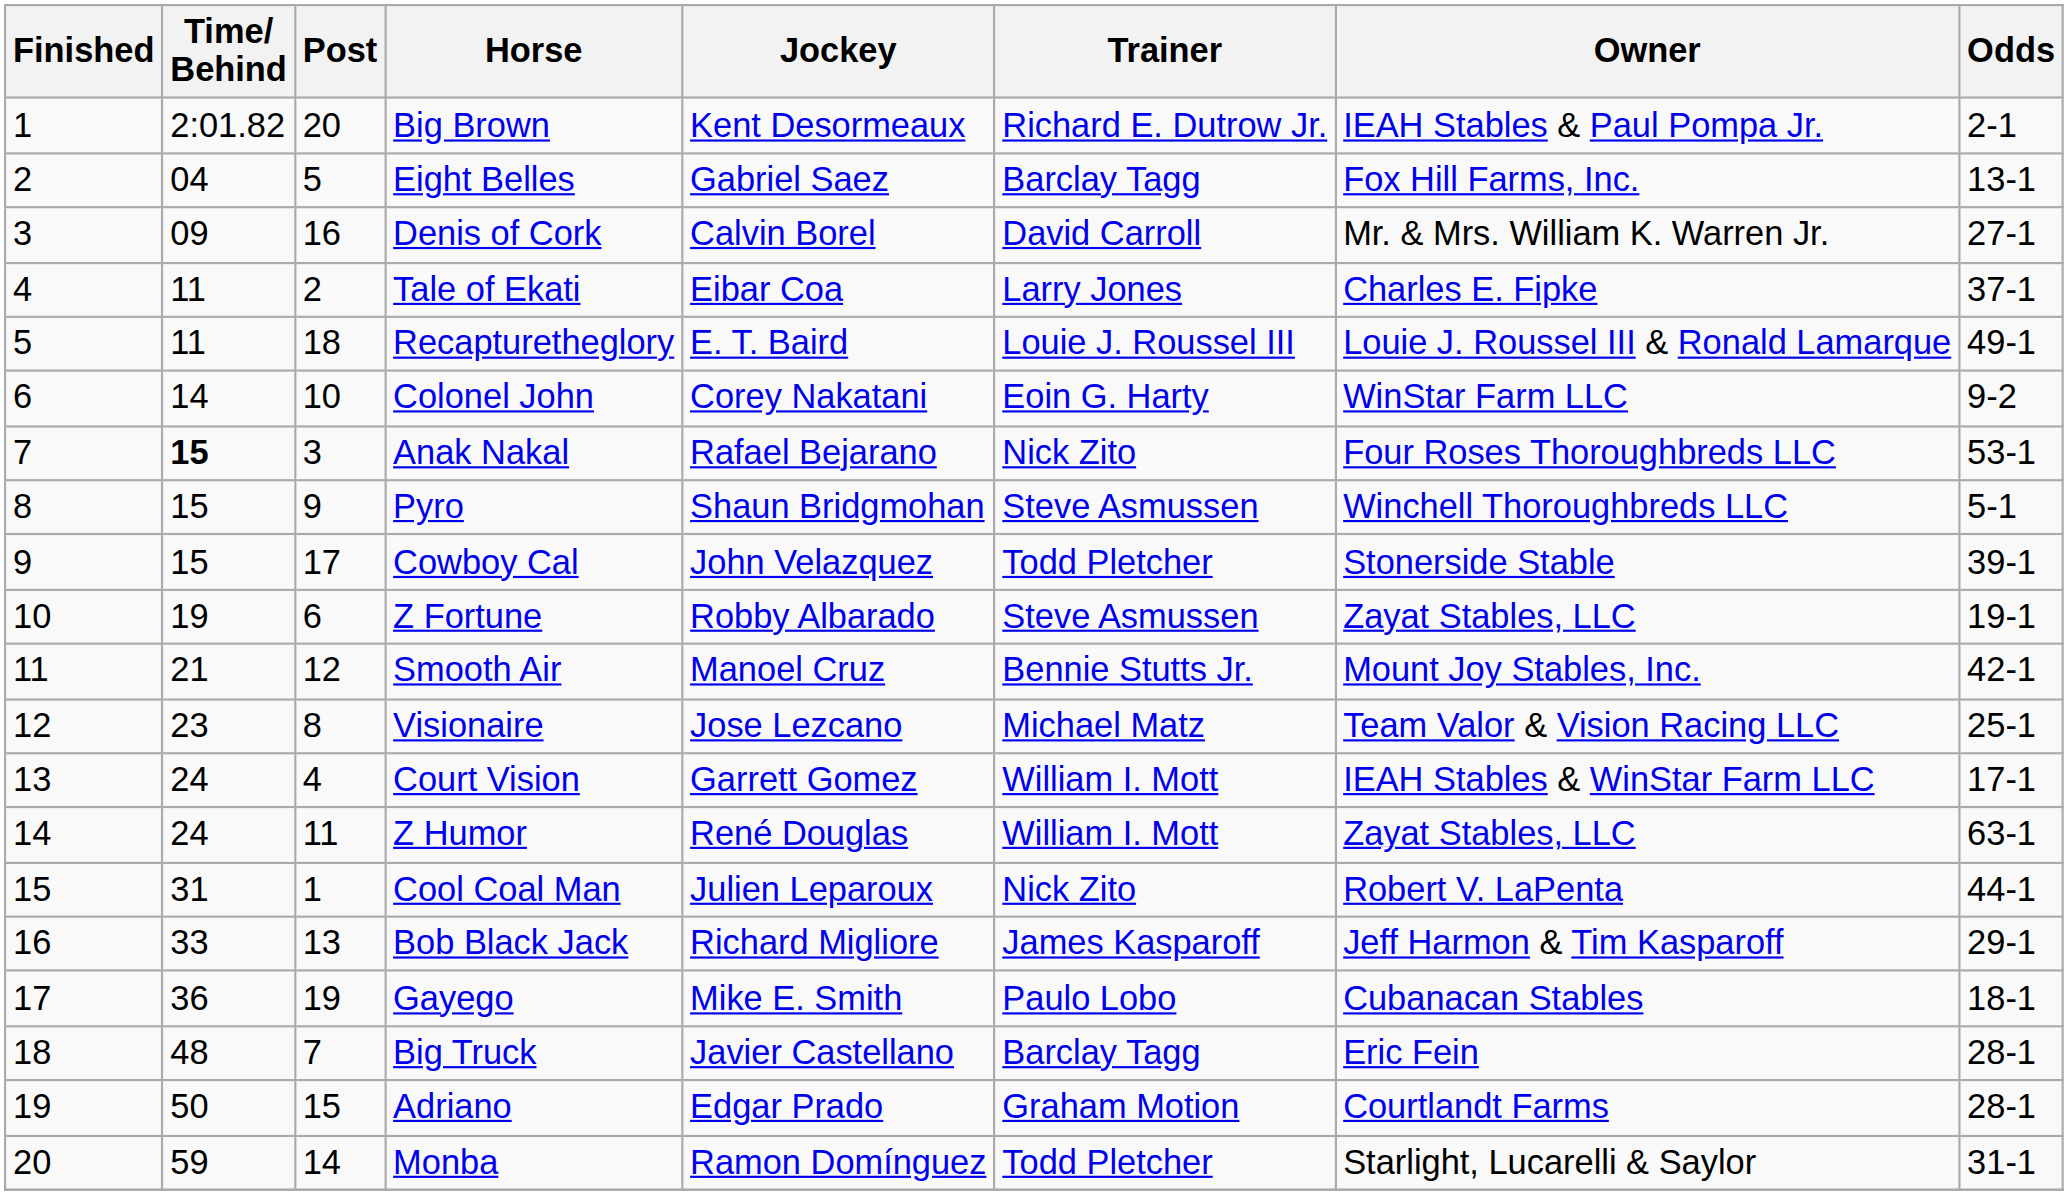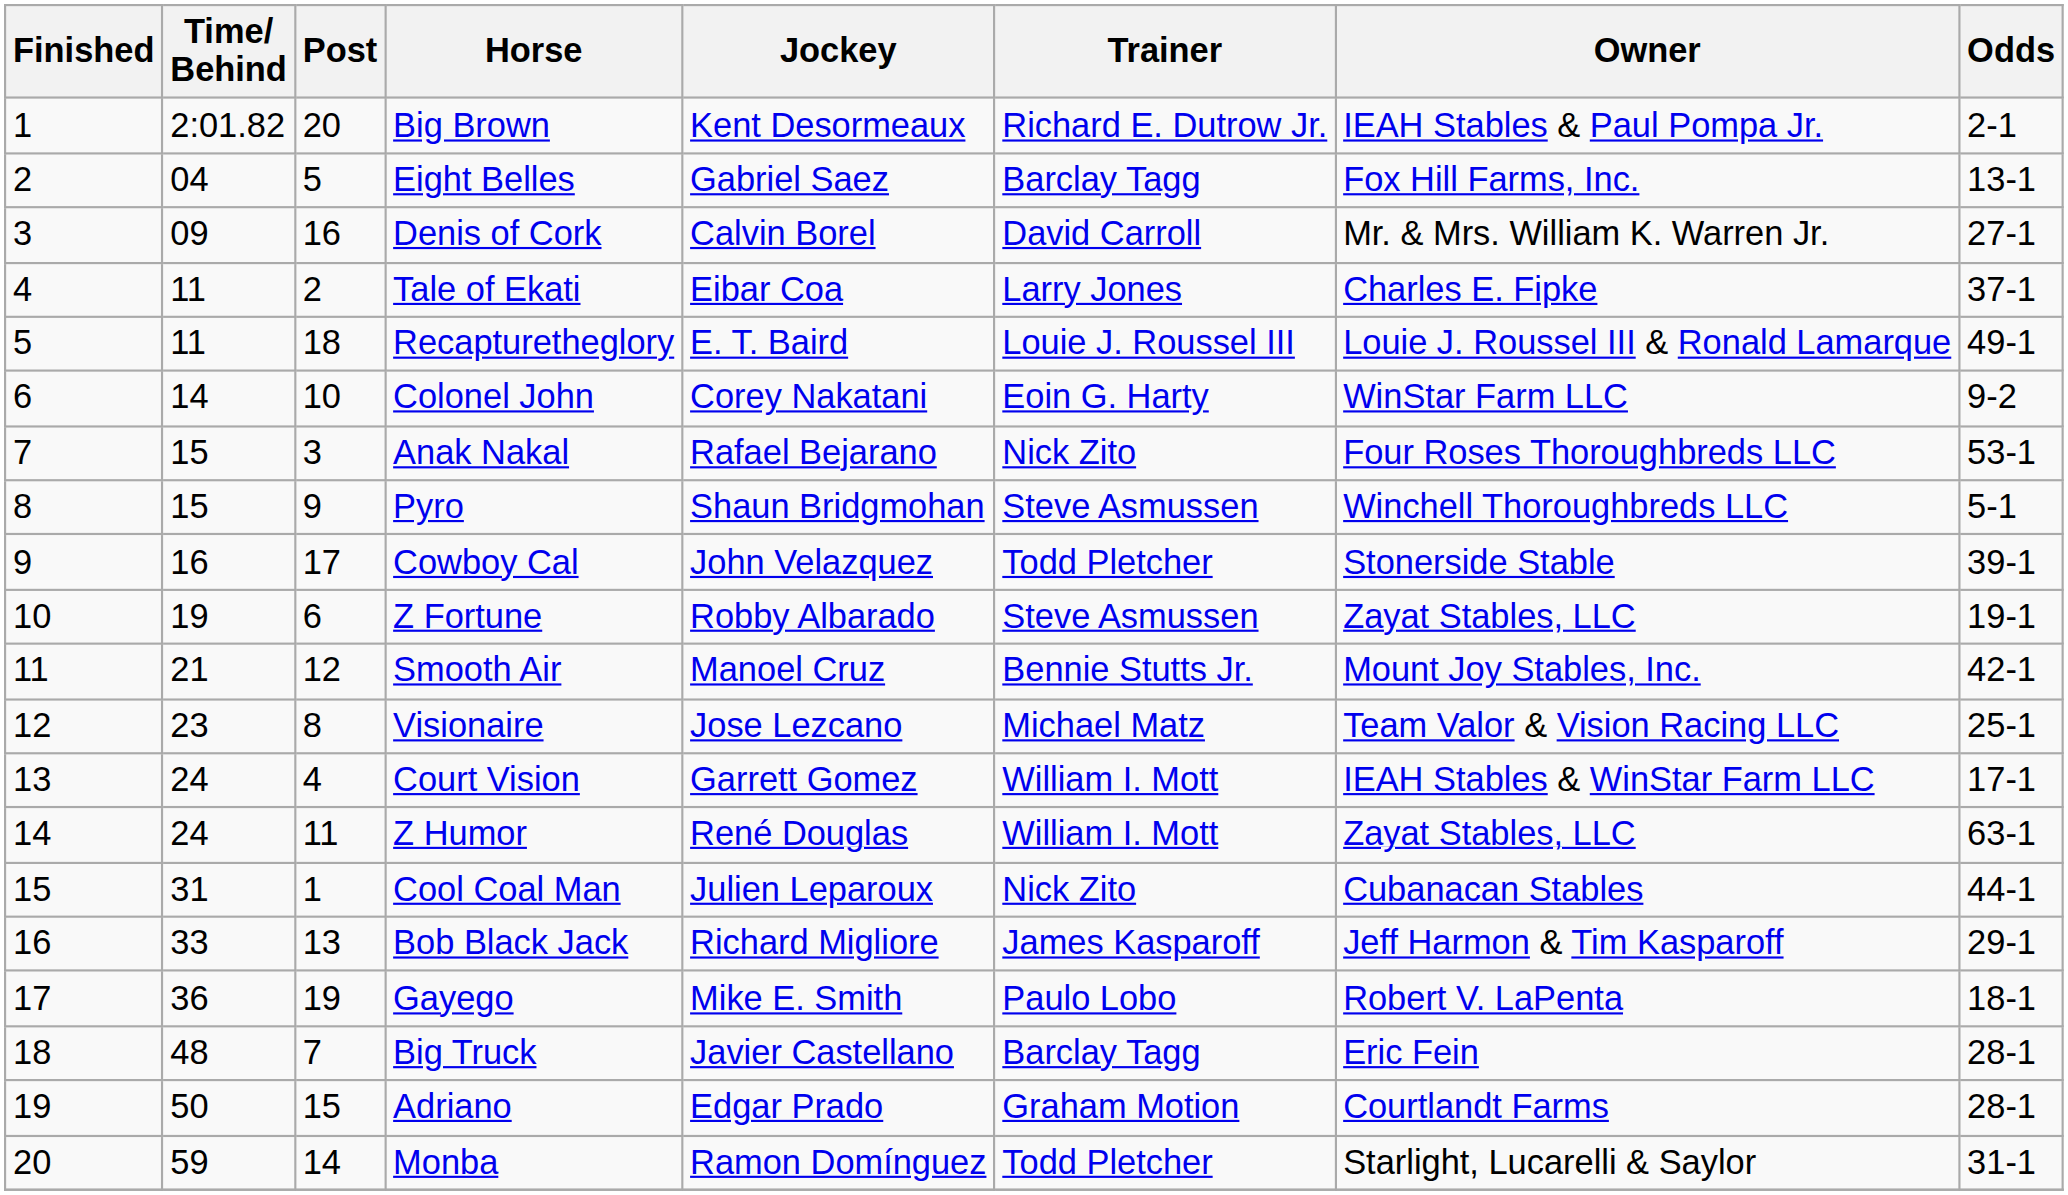(189, 452) bold -> (189, 452) normal
(189, 561) 15 -> (189, 561) 16
(1483, 888) Robert V. LaPenta -> (1493, 888) Cubanacan Stables
(1493, 997) Cubanacan Stables -> (1483, 997) Robert V. LaPenta
